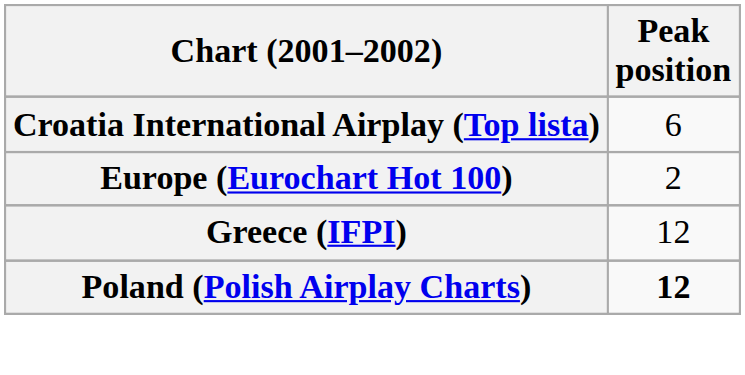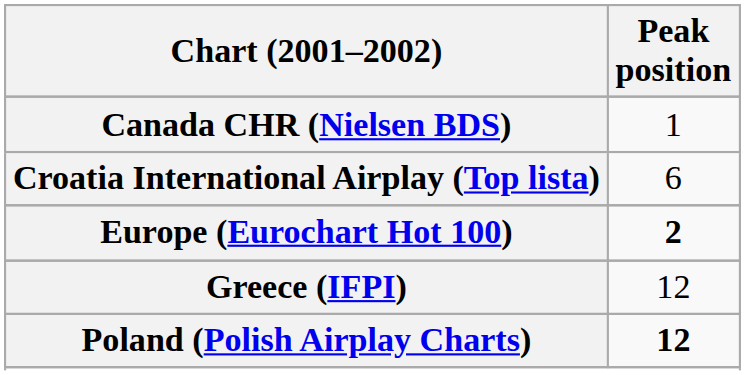+ row: (306, 123)
(673, 177) normal -> (673, 232) bold
